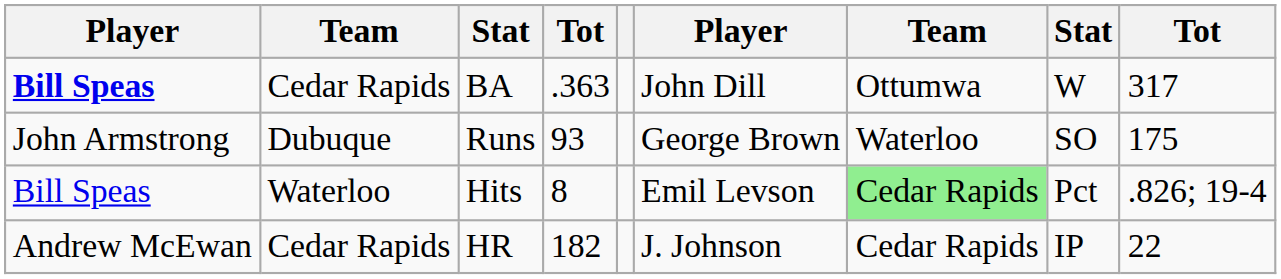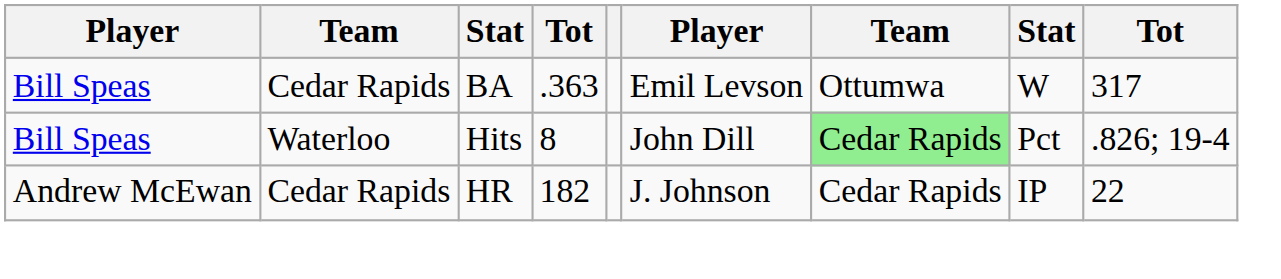(84, 84) bold -> (82, 84) normal
(703, 84) John Dill -> (717, 84) Emil Levson
- row: (501, 138)
(728, 191) Emil Levson -> (692, 138) John Dill
